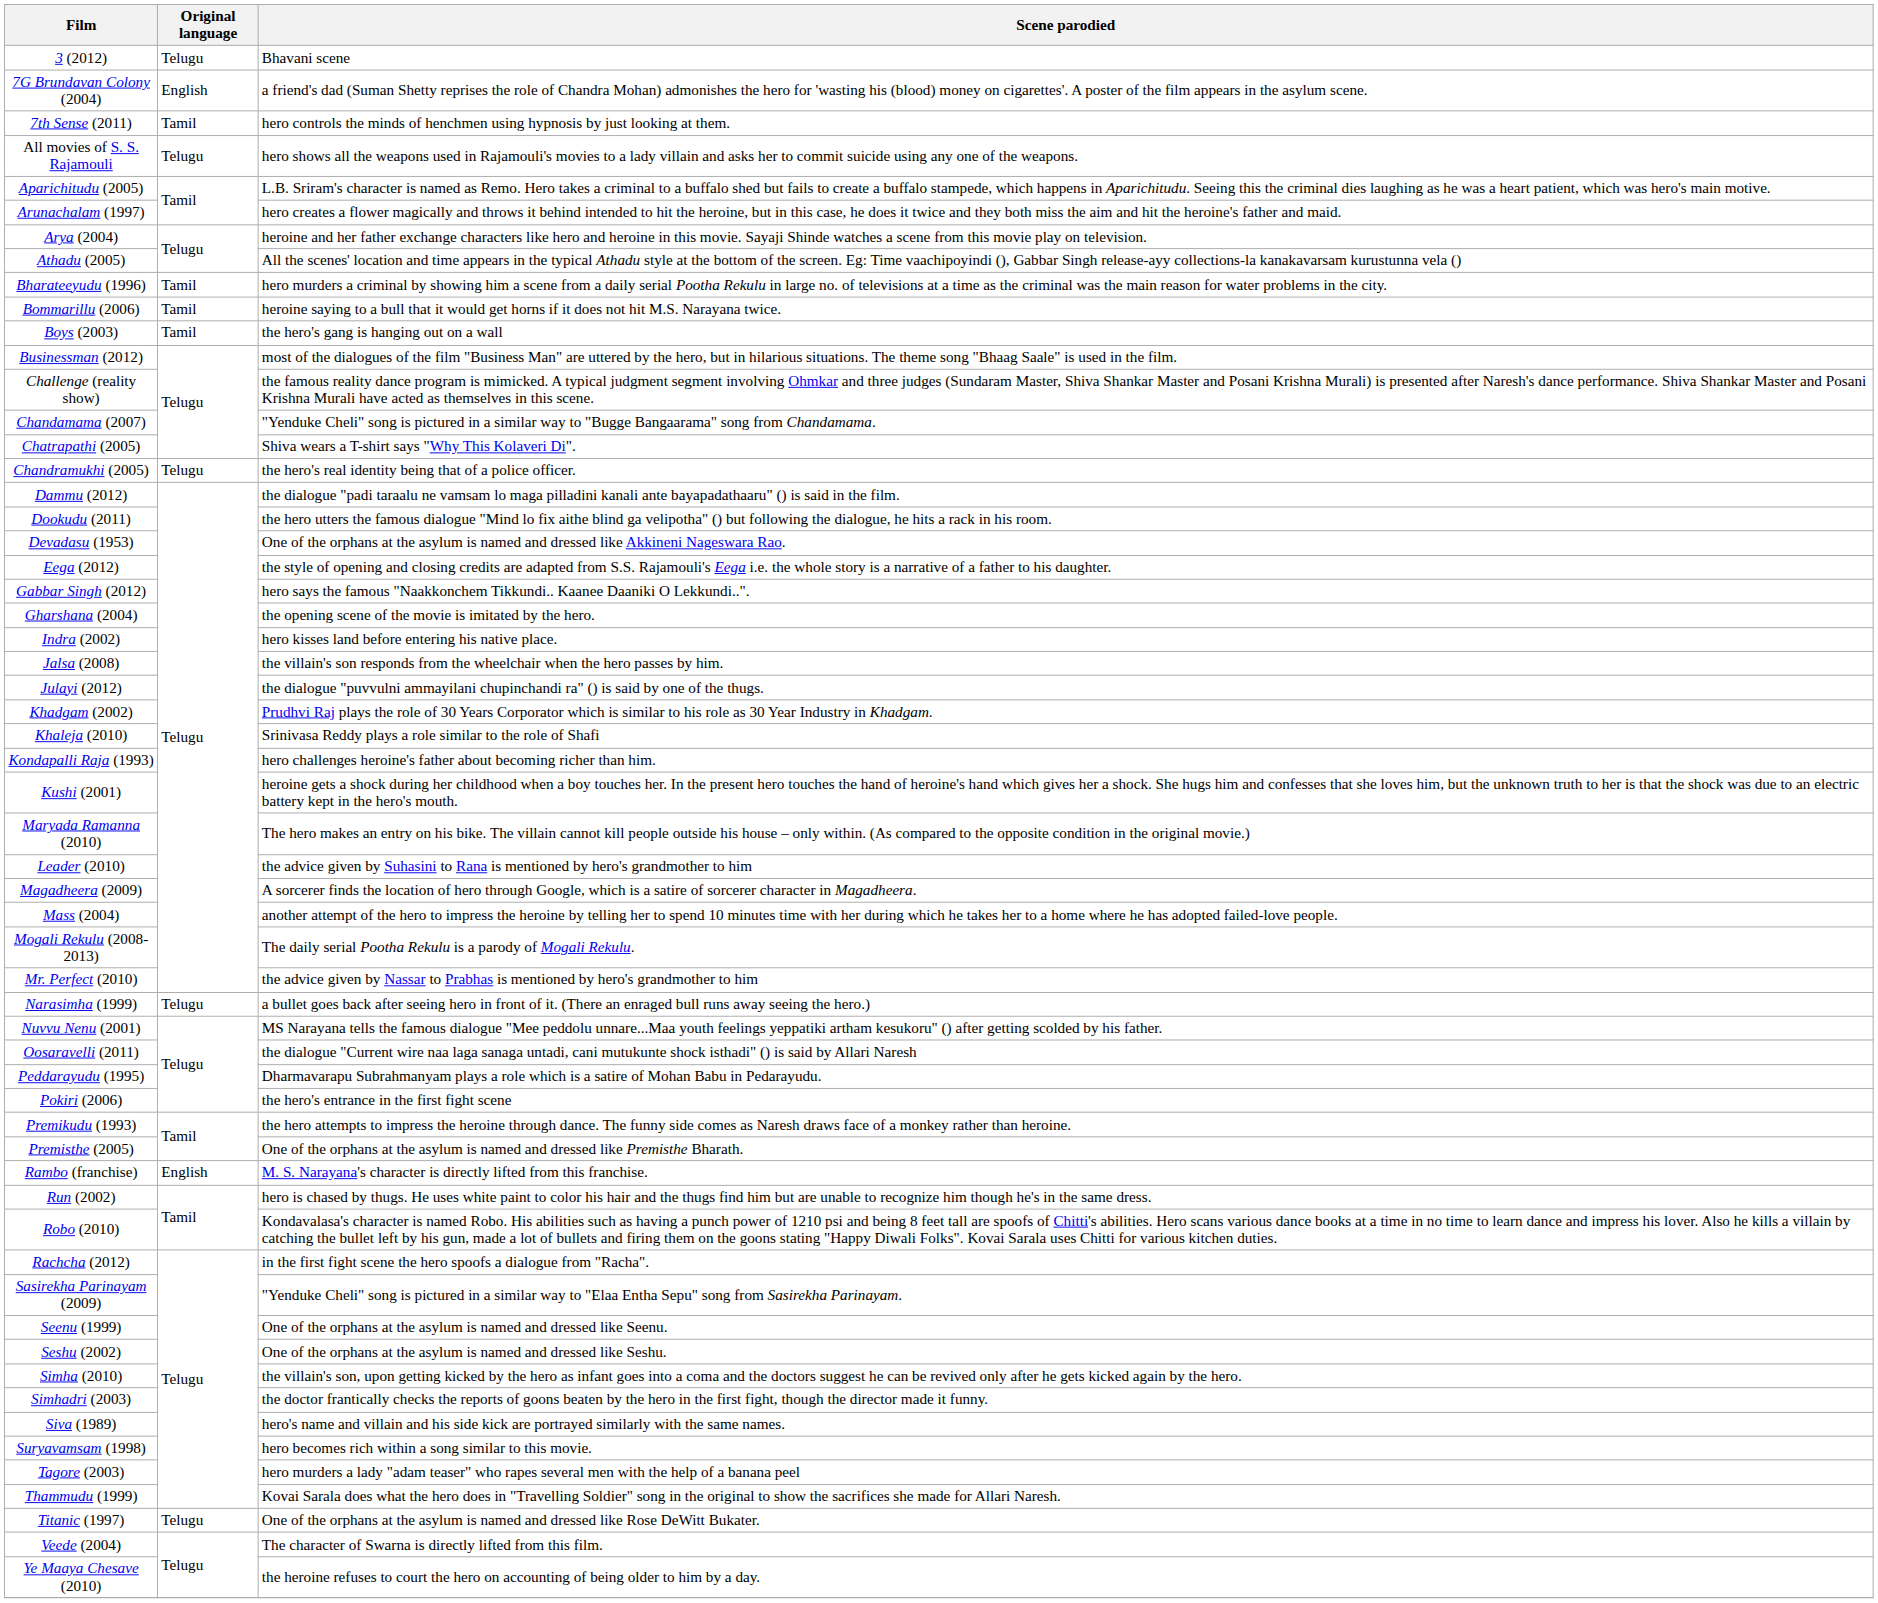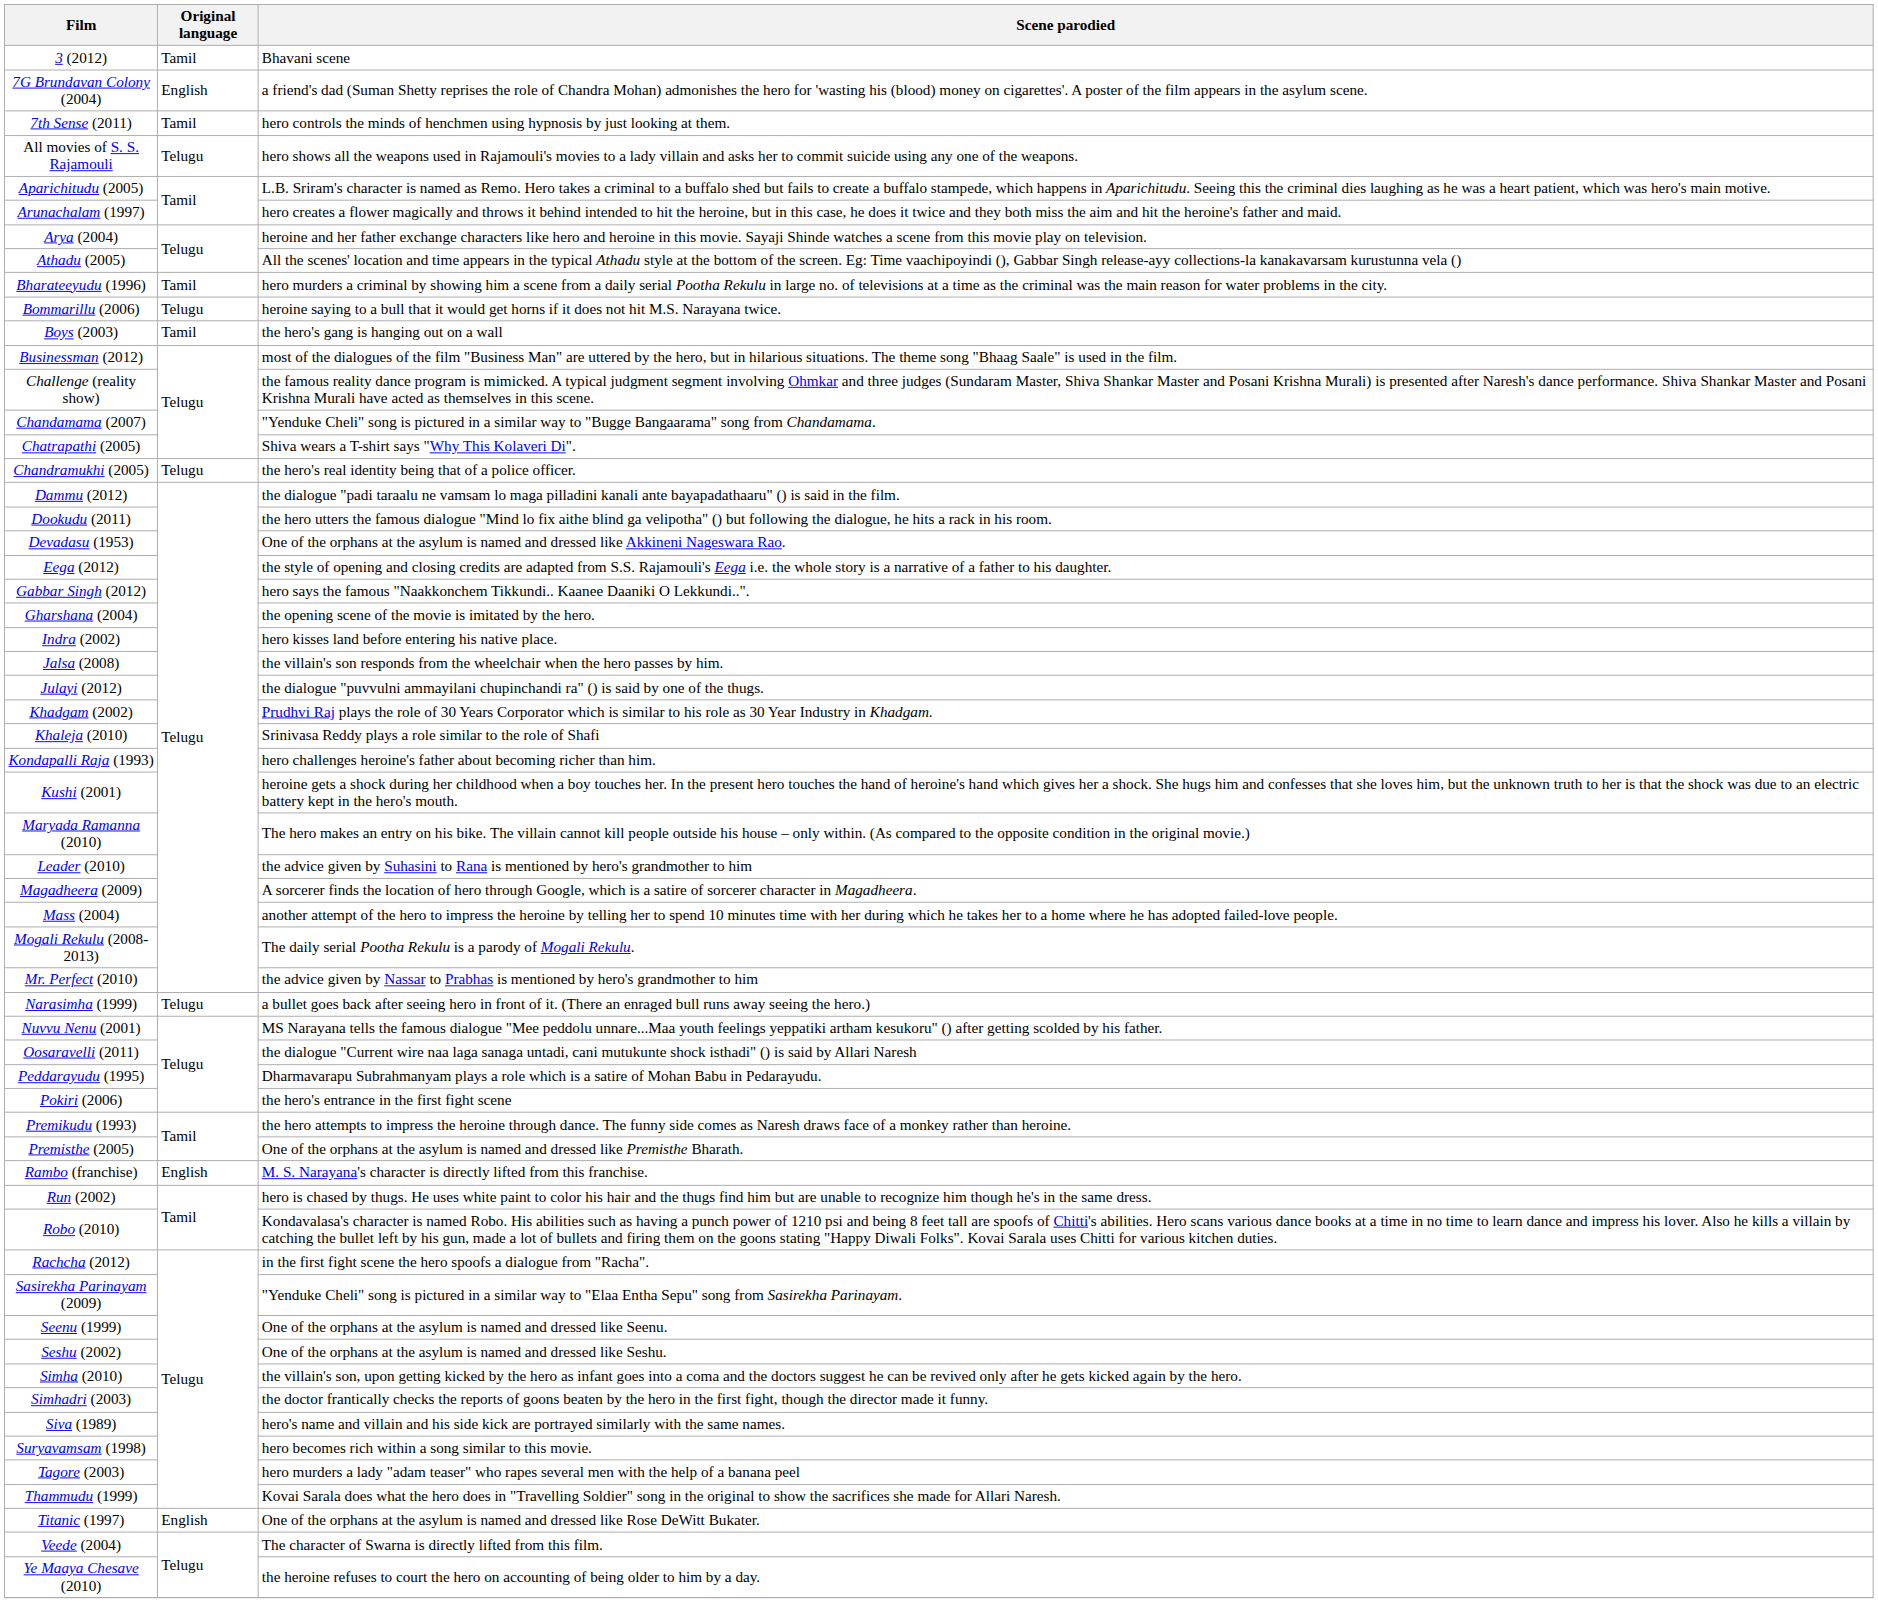(182, 57) Telugu -> (179, 57) Tamil
(179, 308) Tamil -> (182, 308) Telugu
(182, 1520) Telugu -> (184, 1520) English
